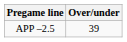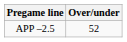(94, 28) 39 -> (94, 28) 52
